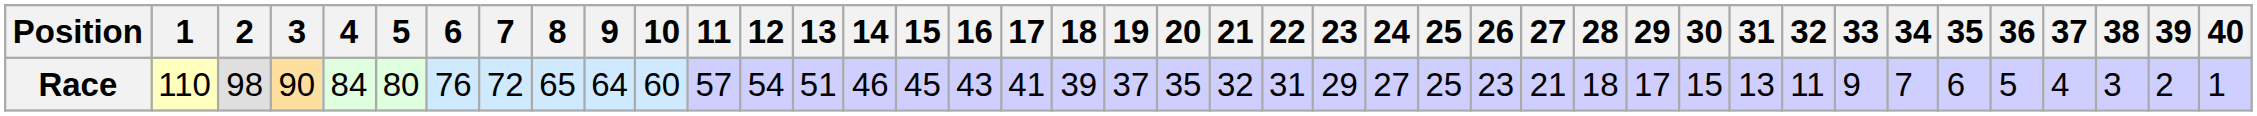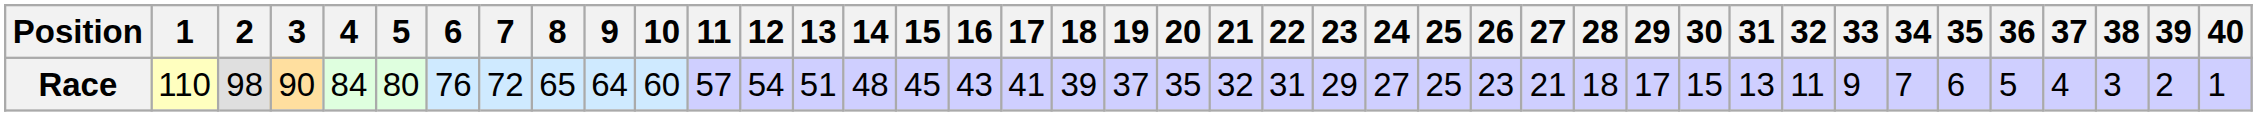(870, 84) 46 -> (870, 84) 48
